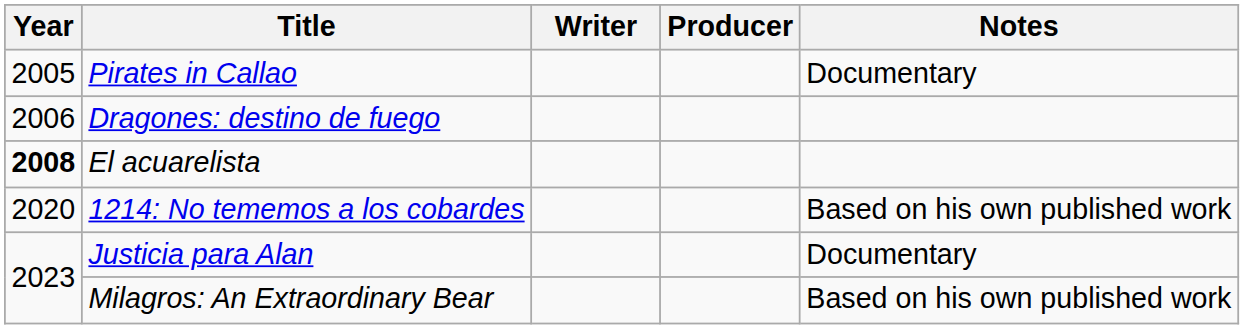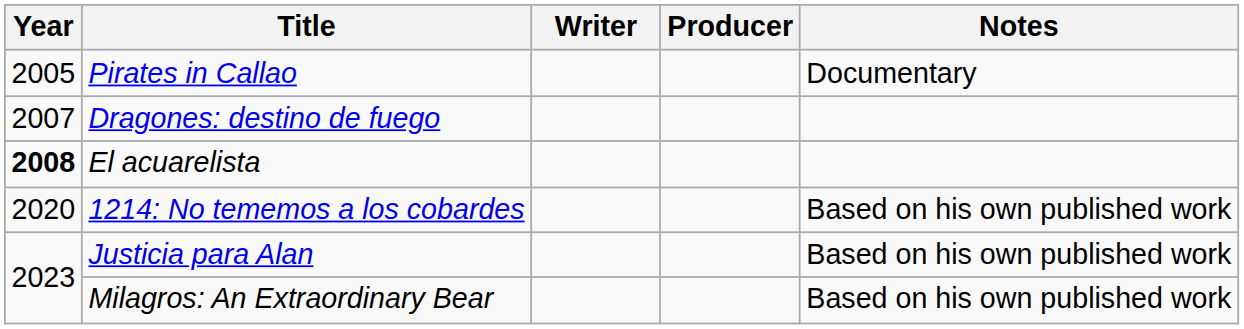(43, 118) 2006 -> (43, 118) 2007
(891, 254) Documentary -> (1019, 254) Based on his own published work
